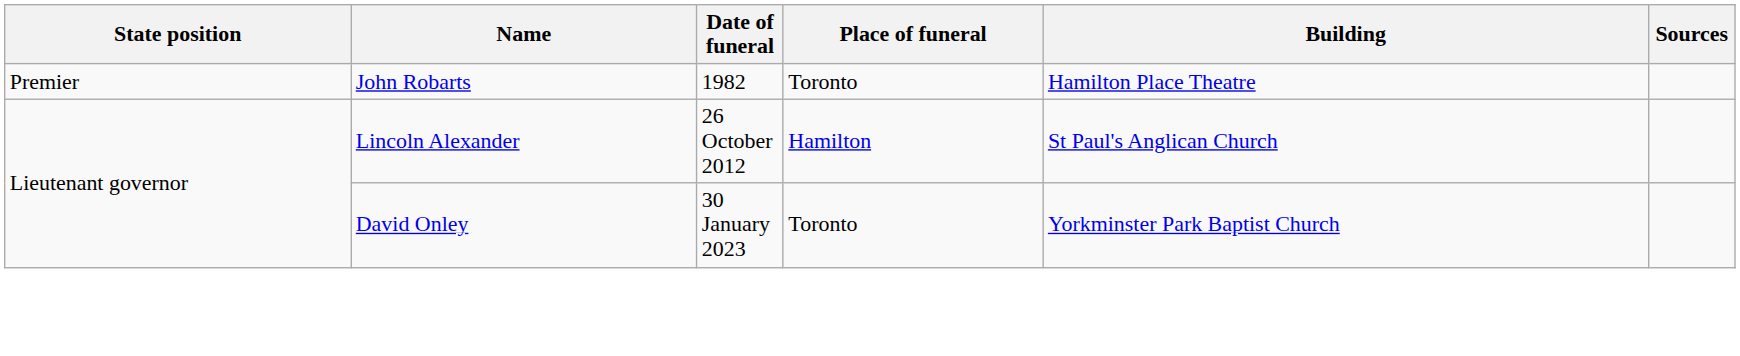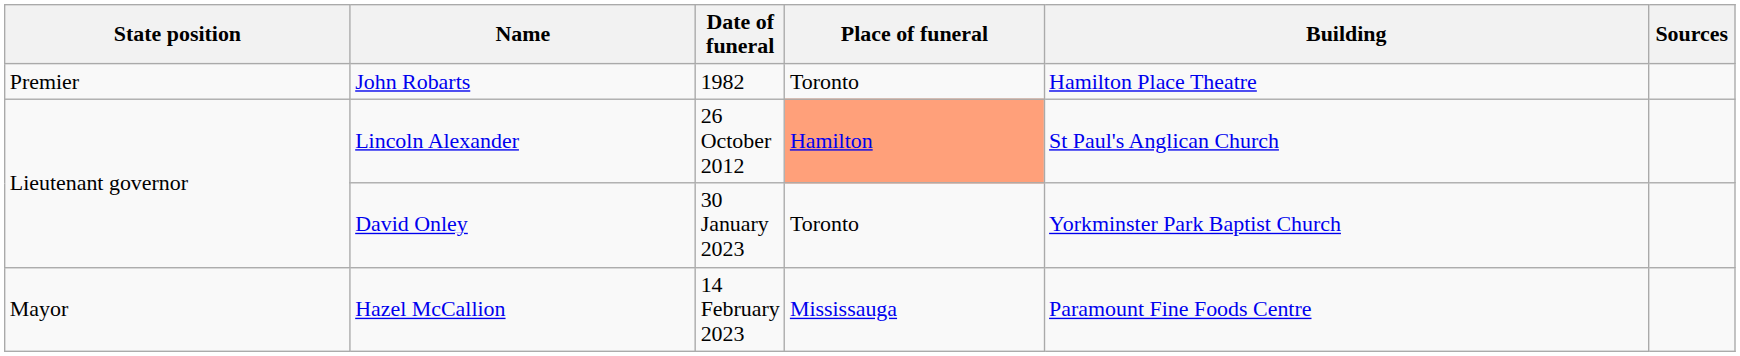(830, 140) no background -> (831, 140) lightsalmon background
+ row: (430, 308)
